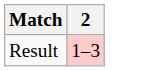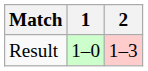+ column: (86, 19)
